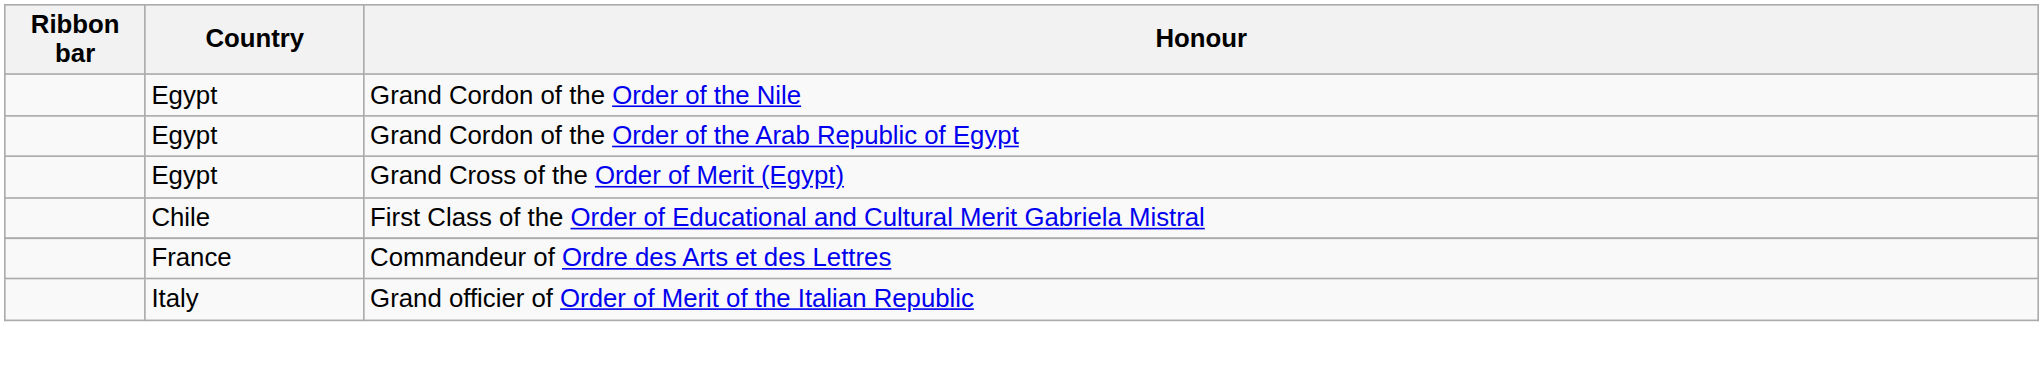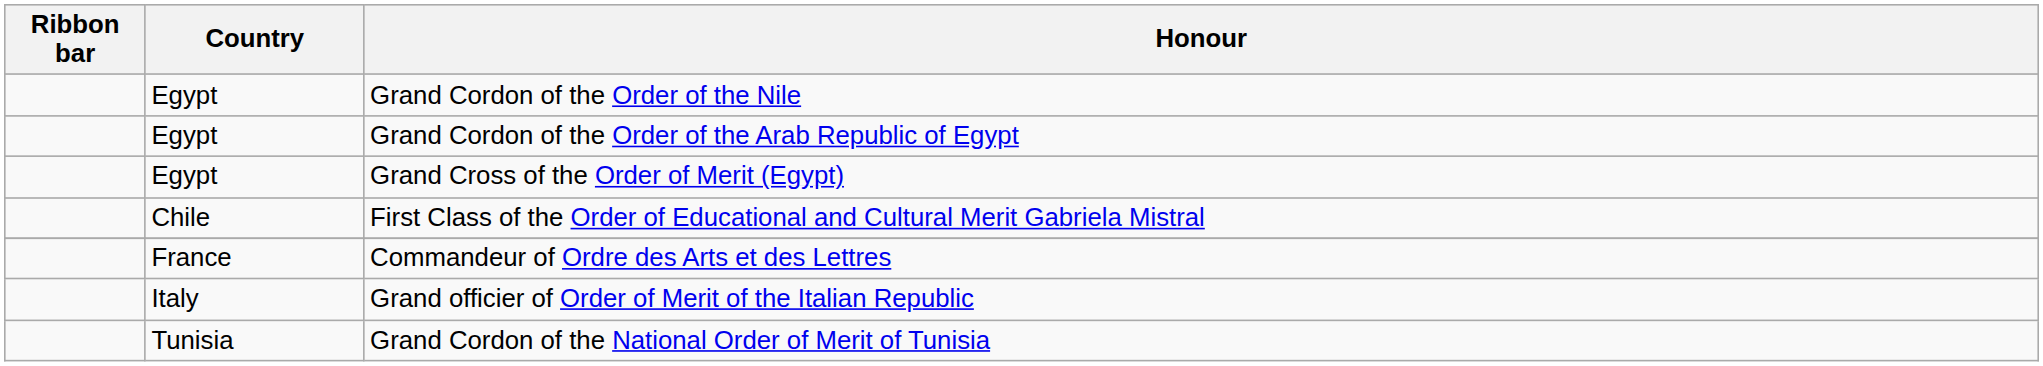+ row: (680, 339)
